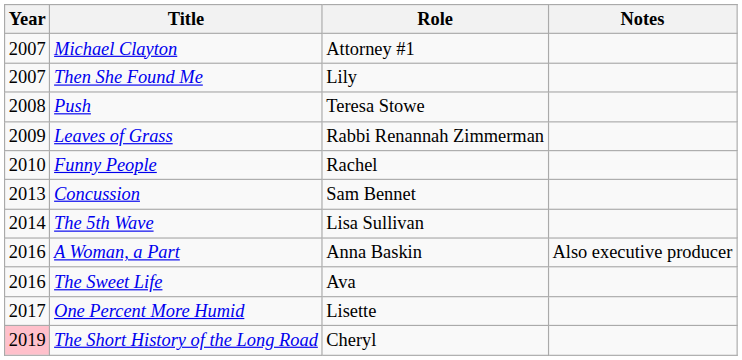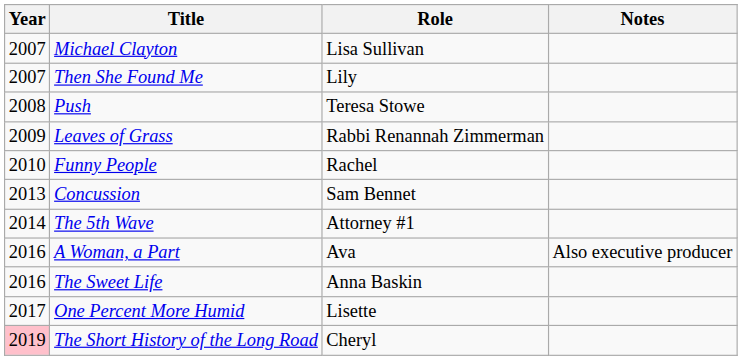(371, 48) Attorney #1 -> (375, 48) Lisa Sullivan
(375, 223) Lisa Sullivan -> (371, 223) Attorney #1
(374, 252) Anna Baskin -> (341, 252) Ava
(341, 281) Ava -> (374, 281) Anna Baskin
